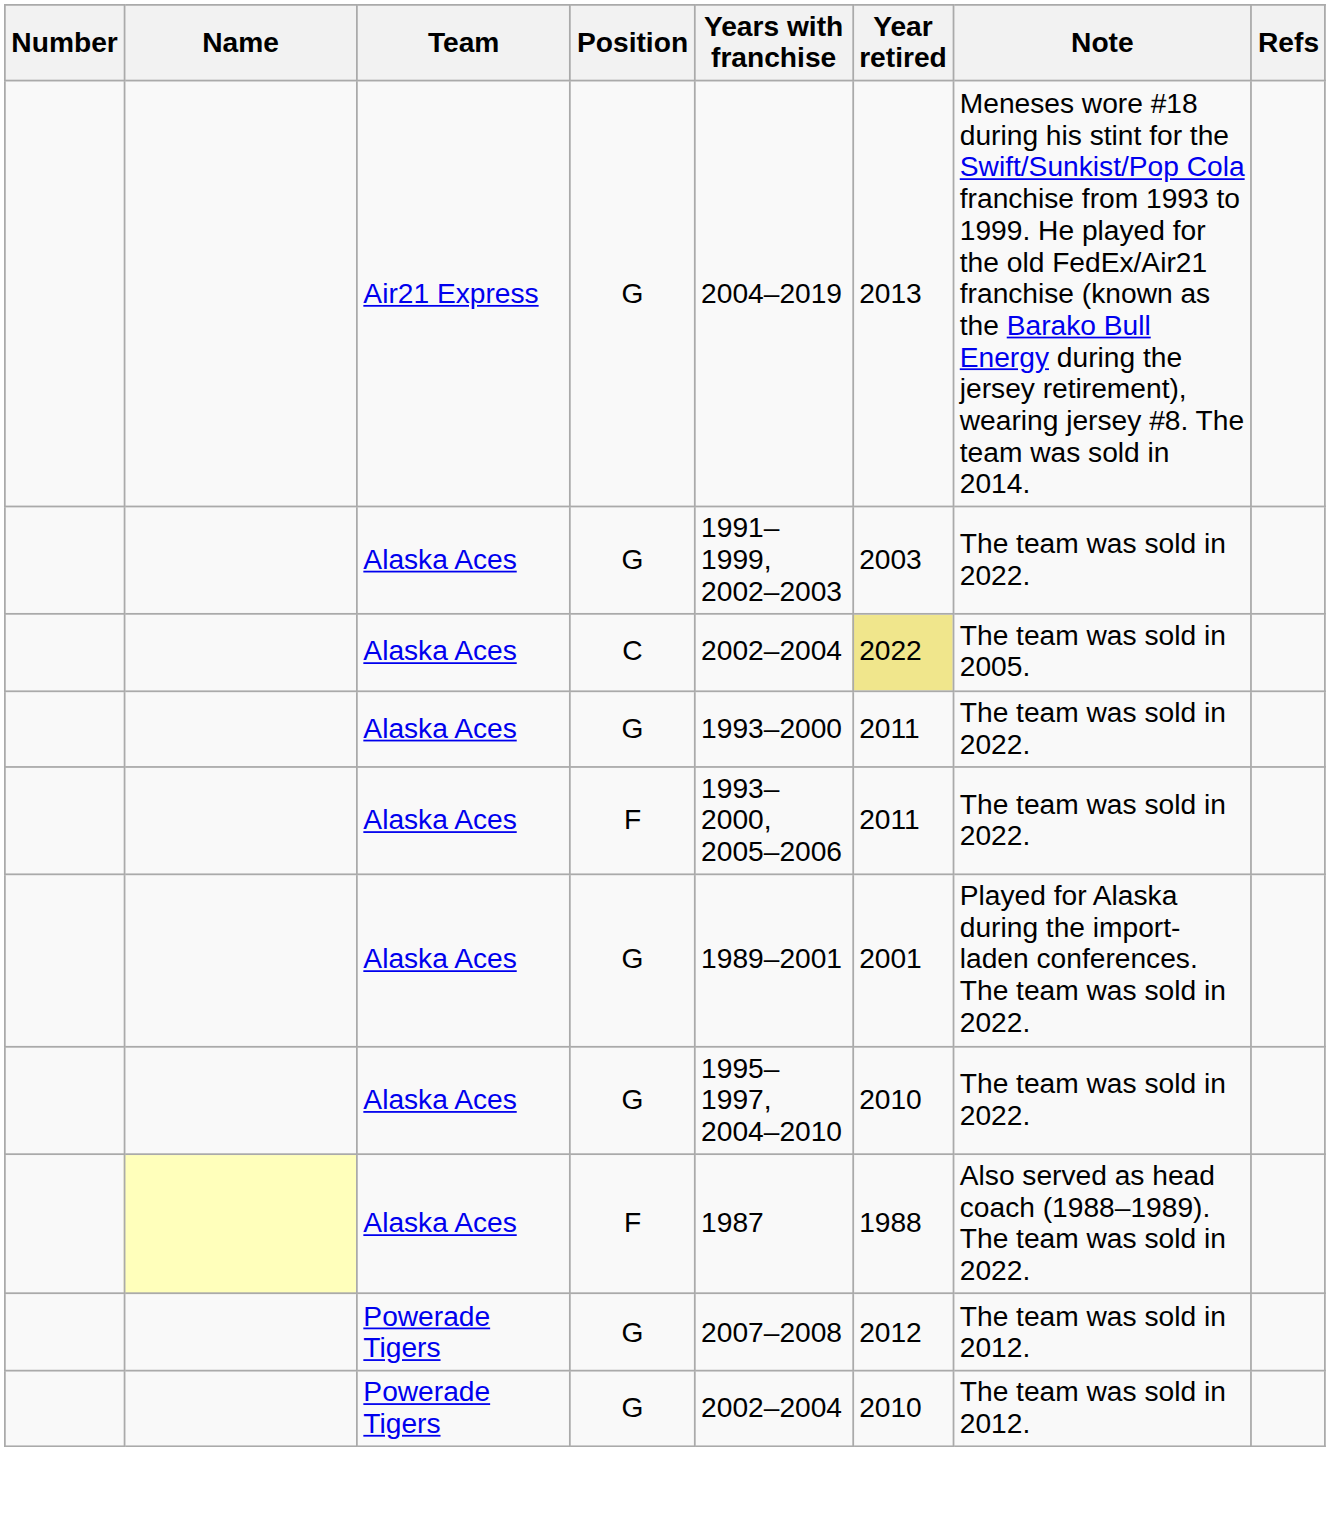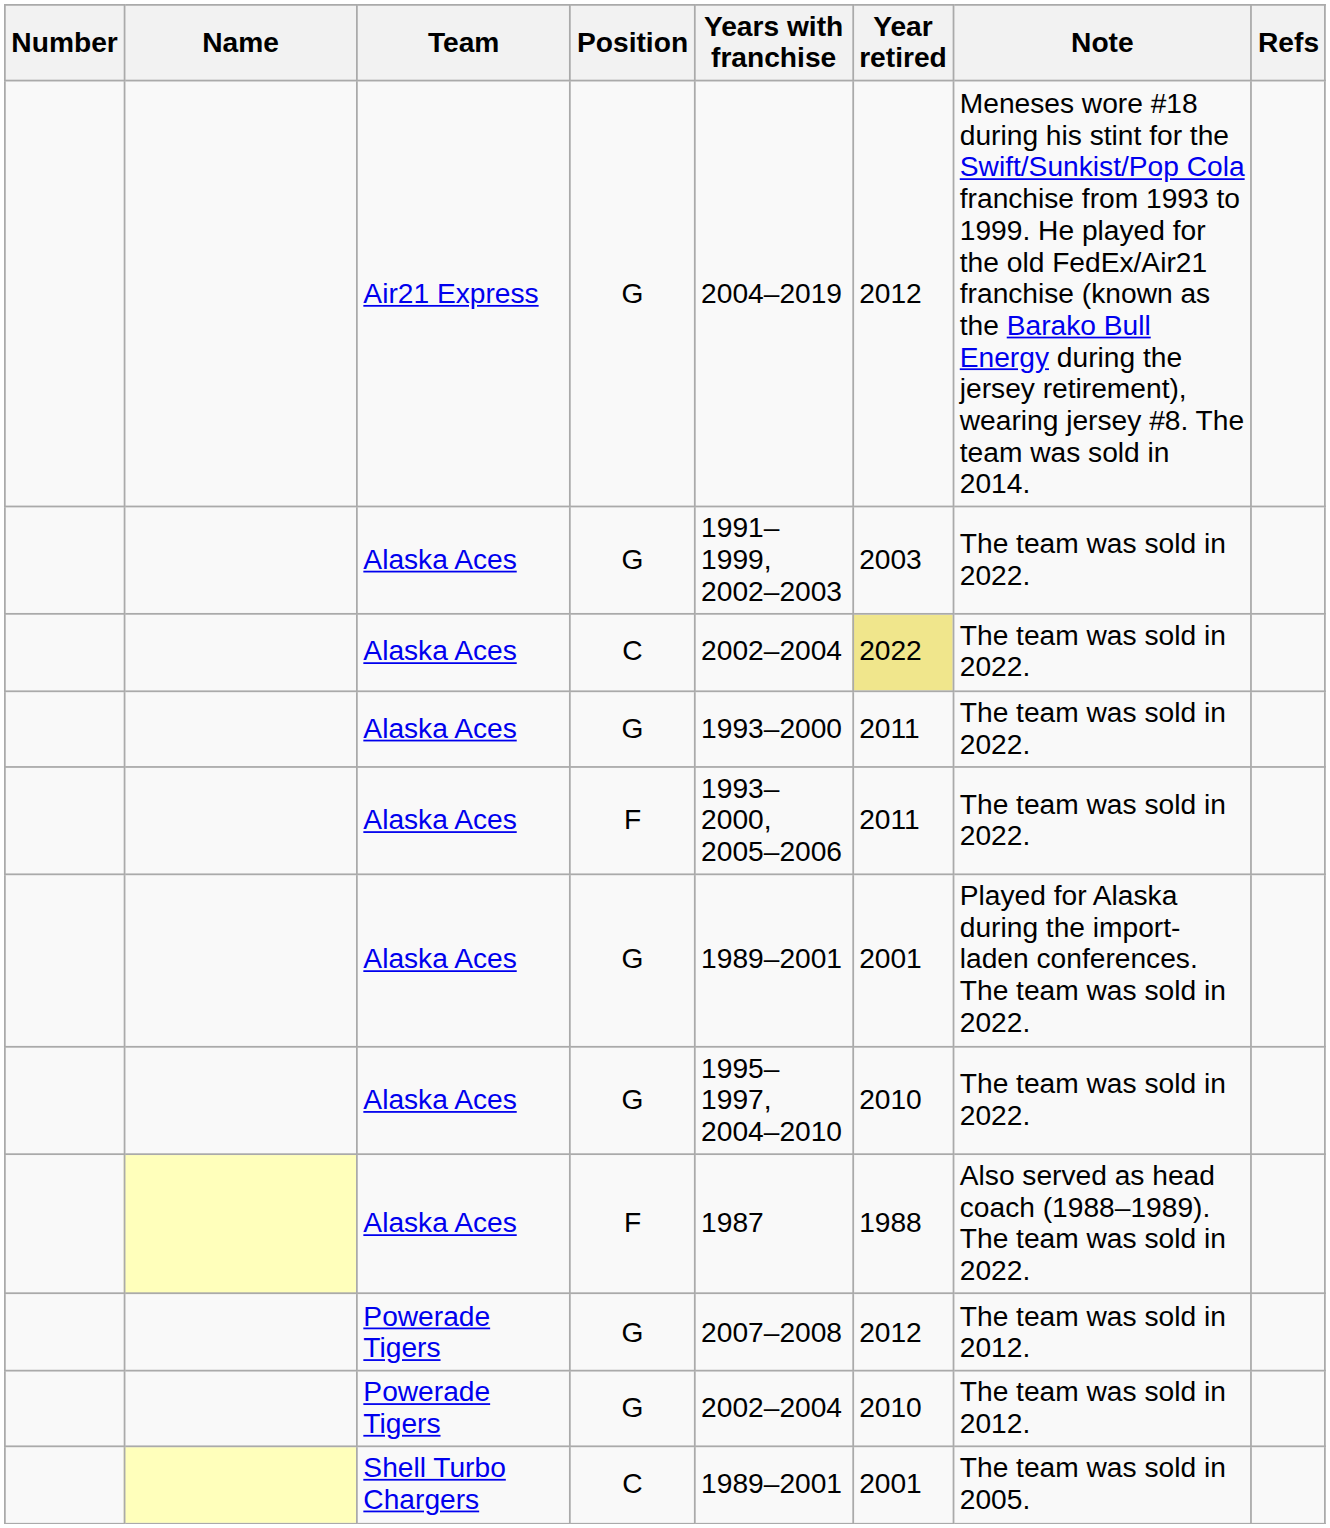(890, 293) 2013 -> (890, 293) 2012
(1093, 651) The team was sold in 2005. -> (1093, 651) The team was sold in 2022.
+ row: (435, 1484)
